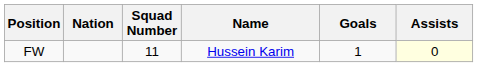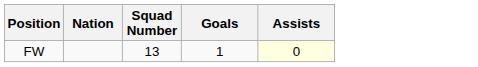- column: (251, 23)
(152, 51) 11 -> (152, 51) 13
